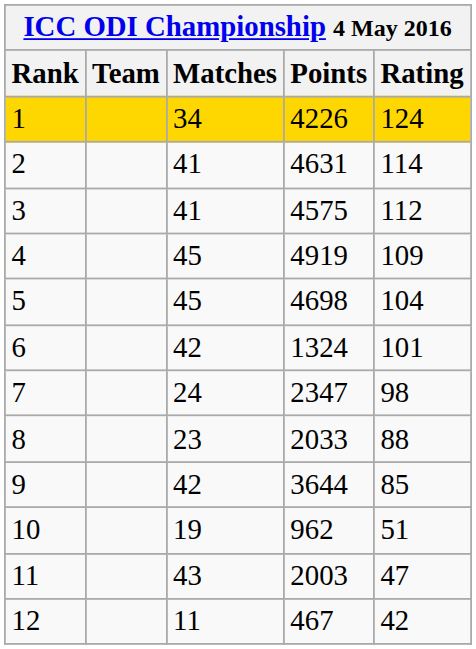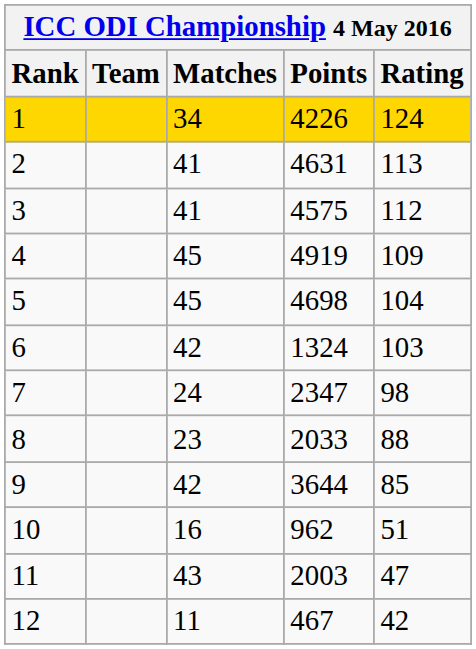(401, 164) 114 -> (401, 164) 113
(402, 347) 101 -> (402, 347) 103
(187, 529) 19 -> (187, 529) 16
